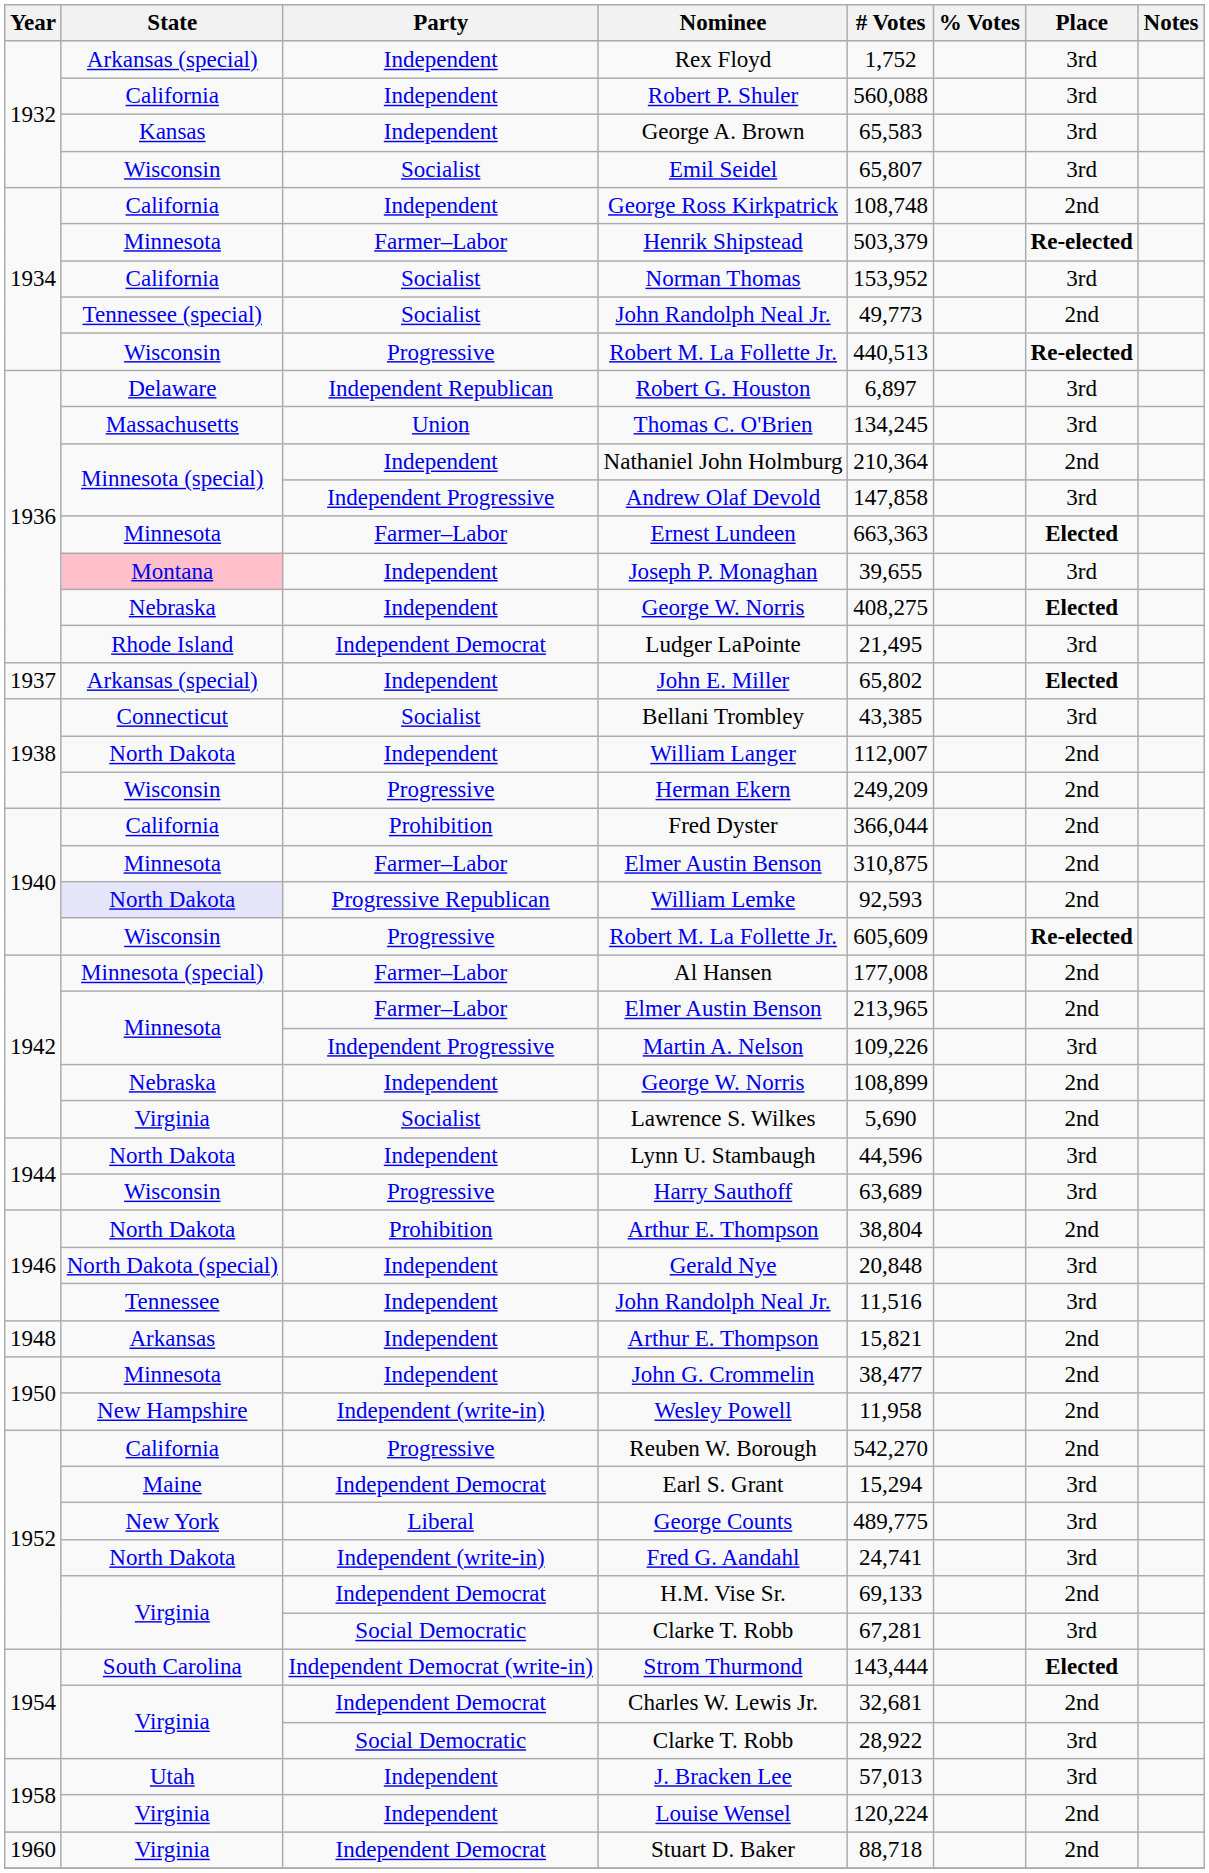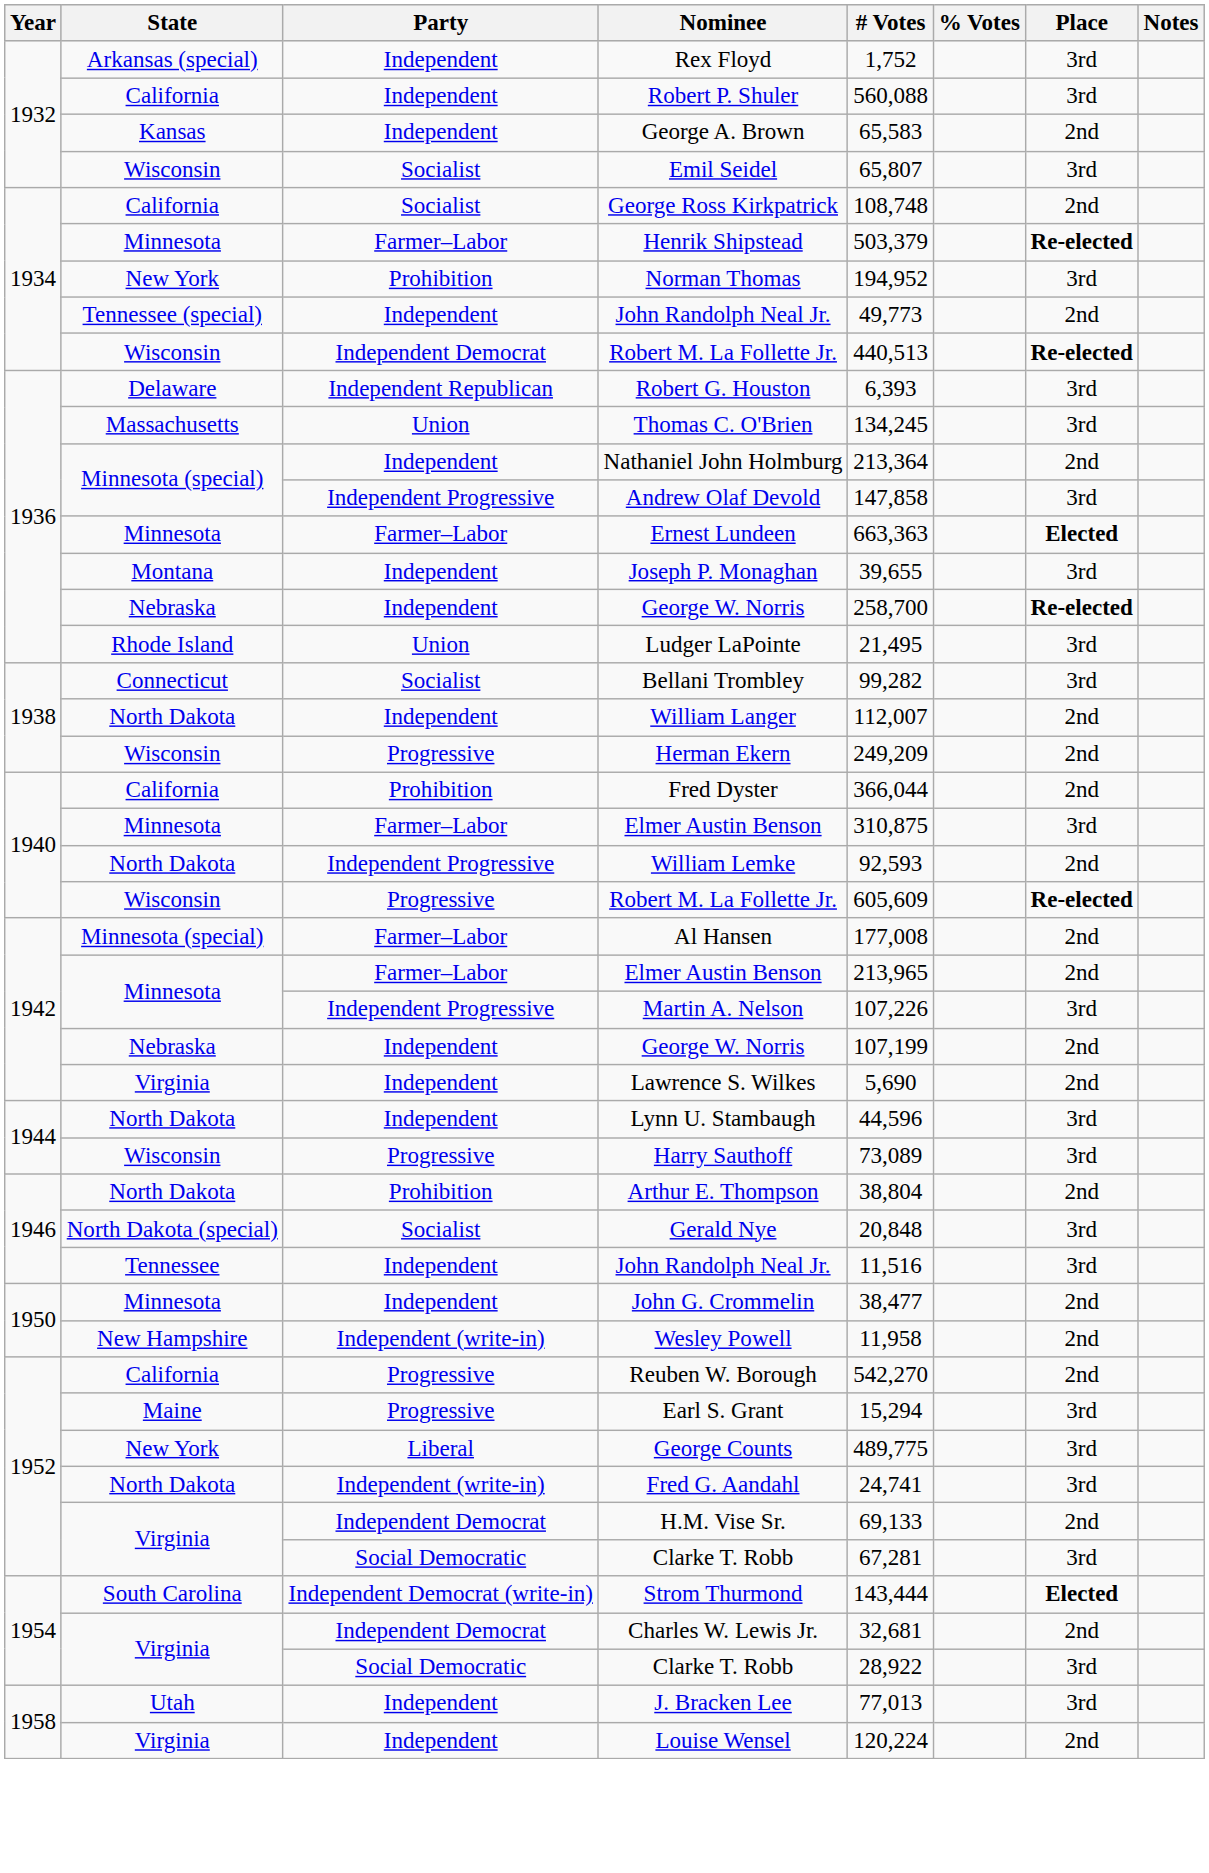(1082, 132) 3rd -> (1082, 132) 2nd
(441, 205) Independent -> (441, 205) Socialist
(172, 278) California -> (172, 278) New York
(441, 278) Socialist -> (441, 278) Prohibition
(891, 278) 153,952 -> (891, 278) 194,952
(441, 315) Socialist -> (441, 315) Independent
(441, 351) Progressive -> (441, 351) Independent Democrat
(891, 388) 6,897 -> (891, 388) 6,393
(891, 461) 210,364 -> (891, 461) 213,364
(172, 570) pink background -> (172, 570) no background
(891, 607) 408,275 -> (891, 607) 258,700
(1082, 607) Elected -> (1082, 607) Re-elected
(441, 643) Independent Democrat -> (441, 643) Union
- row: (33, 680)
(891, 717) 43,385 -> (891, 680) 99,282
(1082, 863) 2nd -> (1082, 826) 3rd
(172, 899) lavender background -> (172, 863) no background
(441, 899) Progressive Republican -> (441, 863) Independent Progressive
(891, 1045) 109,226 -> (891, 1009) 107,226
(891, 1082) 108,899 -> (891, 1045) 107,199
(441, 1118) Socialist -> (441, 1082) Independent
(891, 1192) 63,689 -> (891, 1155) 73,089
(441, 1265) Independent -> (441, 1228) Socialist
- row: (33, 1338)
(441, 1484) Independent Democrat -> (441, 1411) Progressive
(891, 1776) 57,013 -> (891, 1703) 77,013
- row: (33, 1849)
